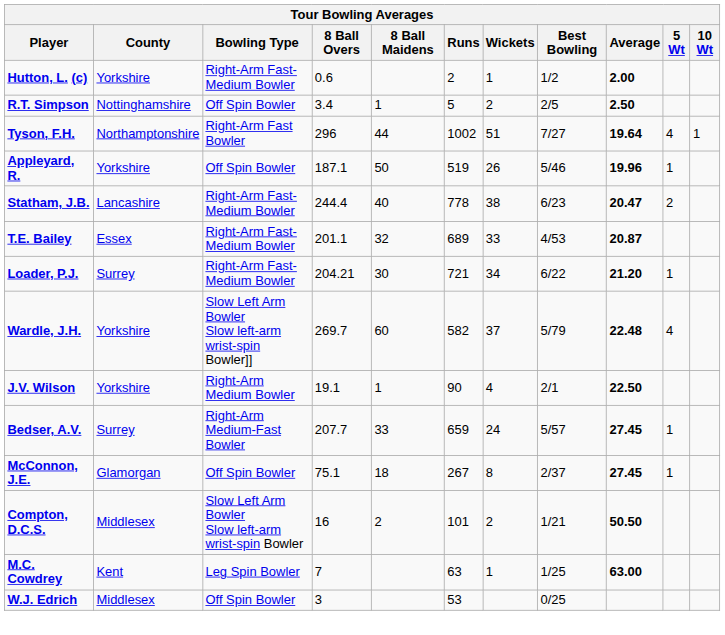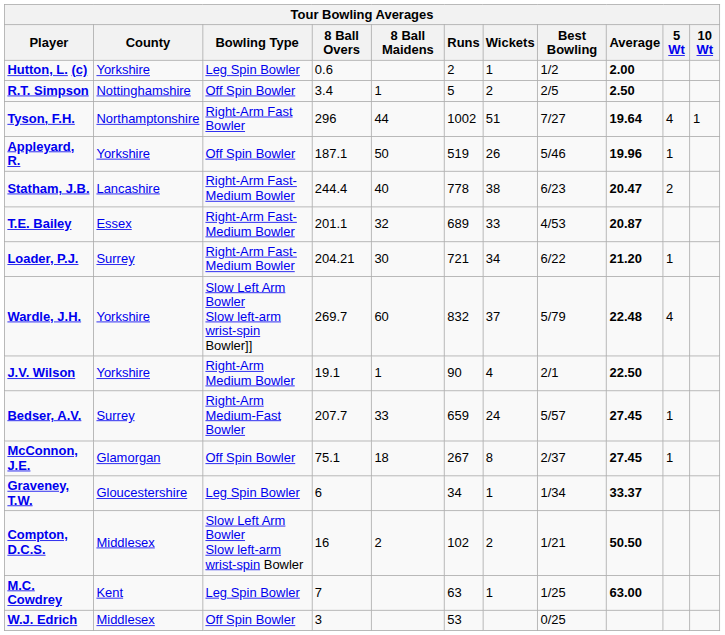(251, 77) Right-Arm Fast-Medium Bowler -> (253, 70) Leg Spin Bowler
(458, 330) 582 -> (458, 316) 832
+ row: (38, 493)
(458, 522) 101 -> (458, 543) 102
